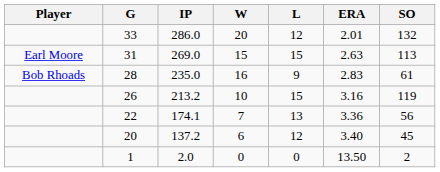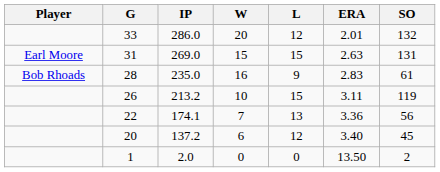(407, 55) 113 -> (407, 55) 131
(352, 95) 3.16 -> (352, 95) 3.11
